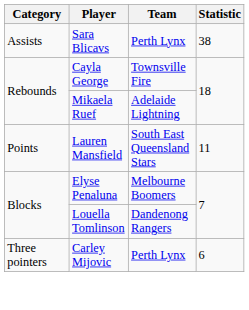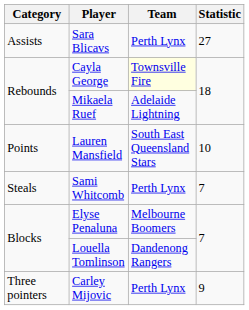(205, 40) 38 -> (205, 40) 27
(158, 74) no background -> (158, 74) lightyellow background
(205, 147) 11 -> (205, 147) 10
+ row: (98, 188)
(202, 254) 6 -> (202, 288) 9
